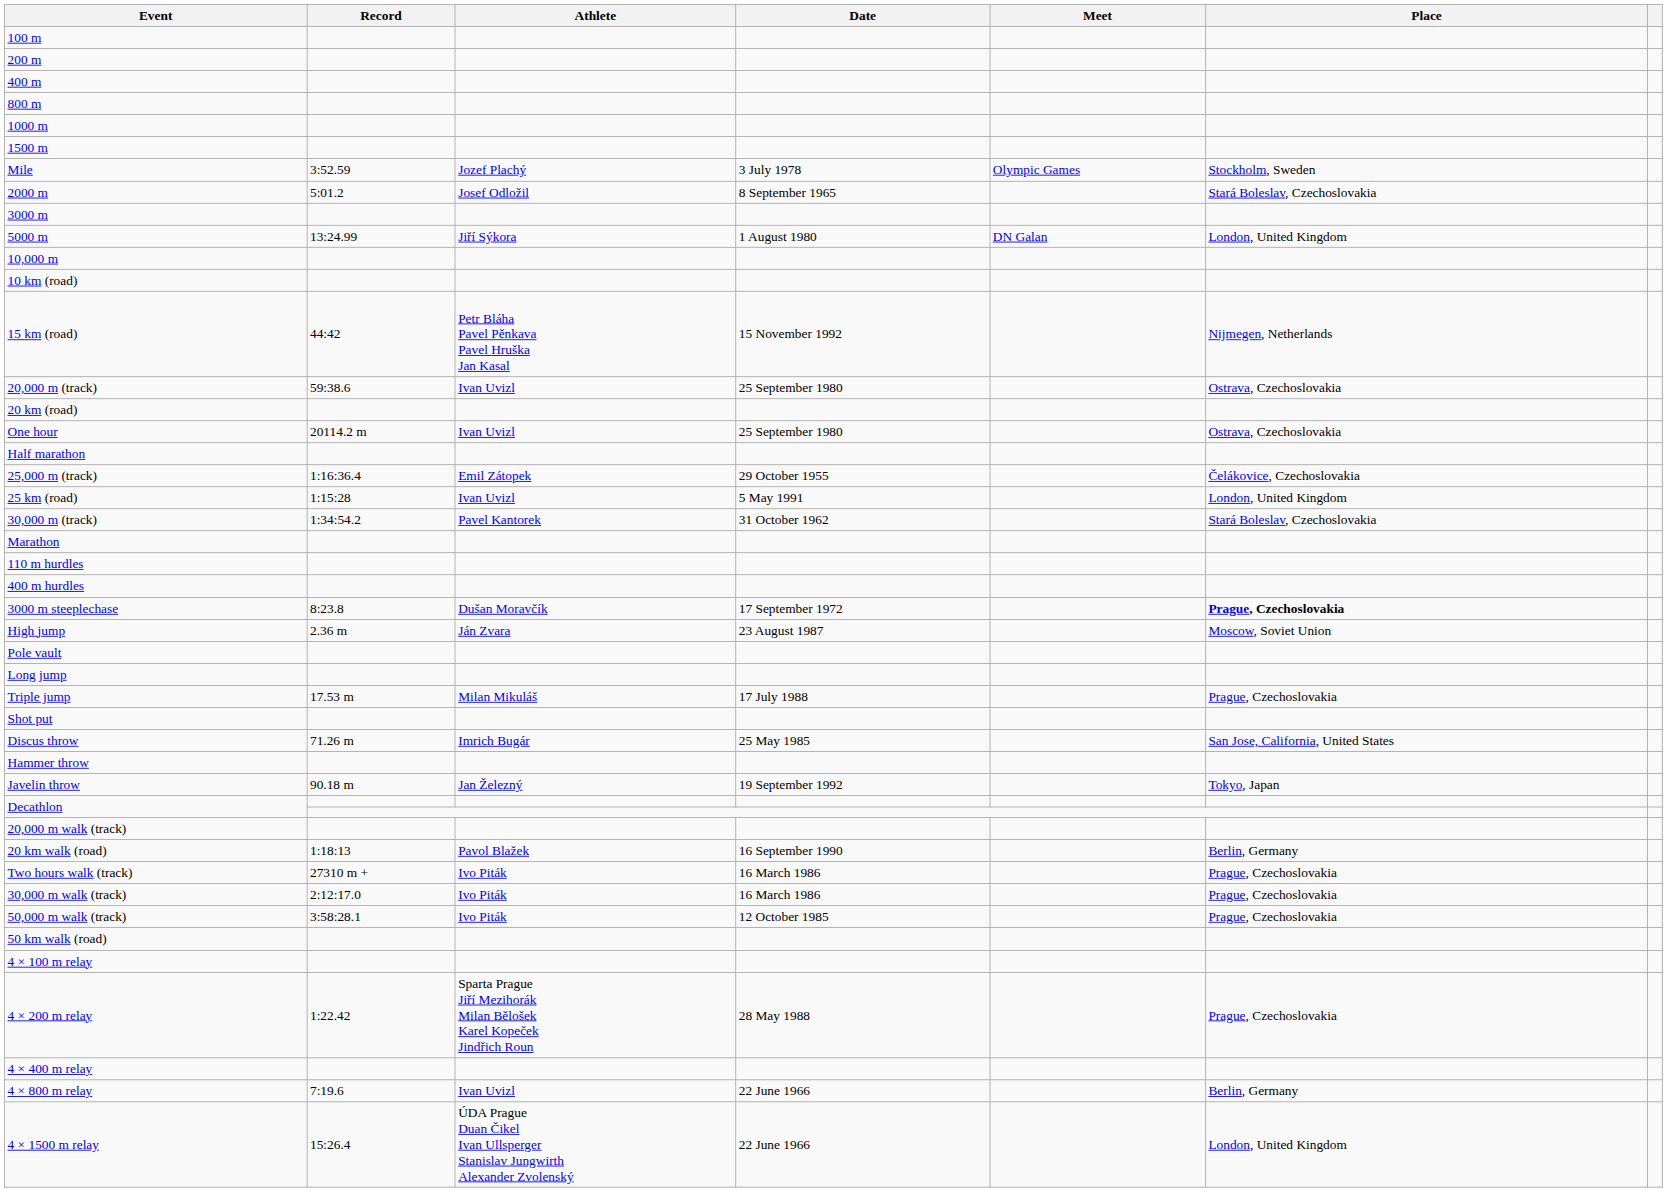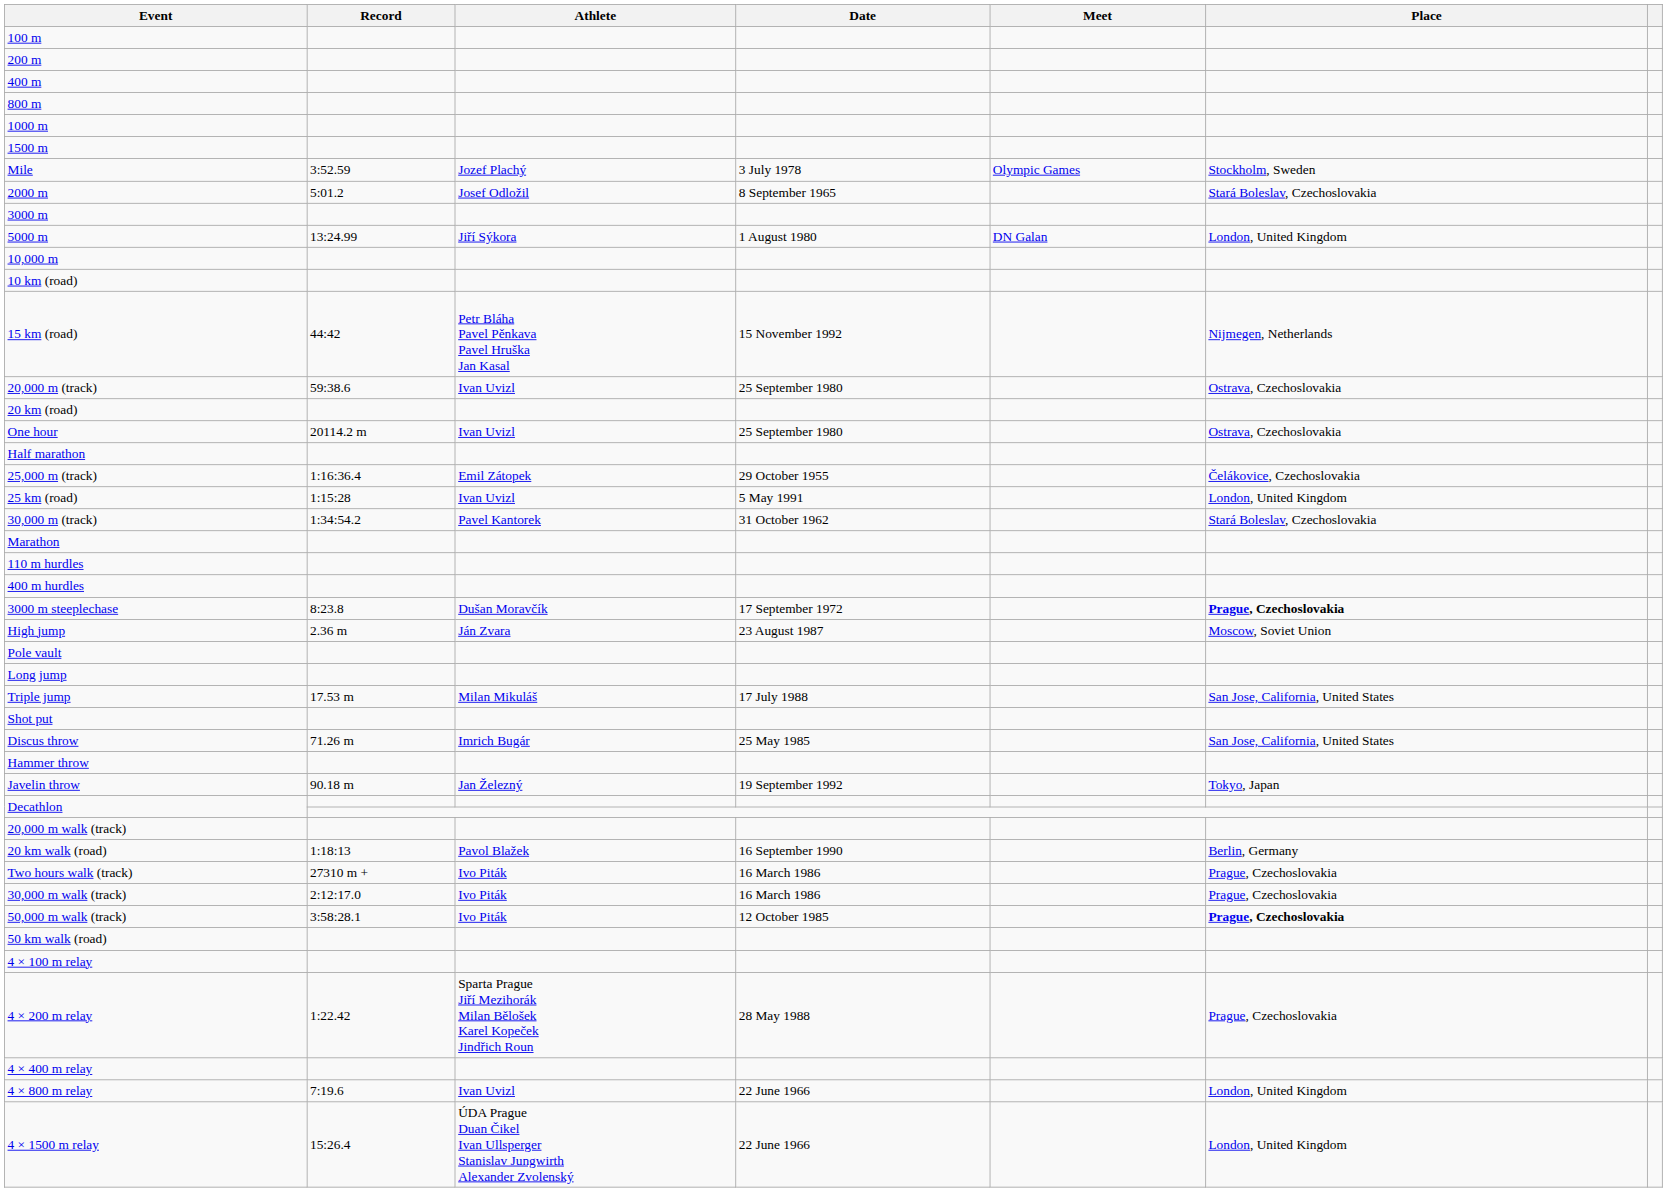(1273, 696) Prague, Czechoslovakia -> (1301, 696) San Jose, California, United States
(1273, 917) normal -> (1276, 917) bold
(1253, 1090) Berlin, Germany -> (1278, 1090) London, United Kingdom
